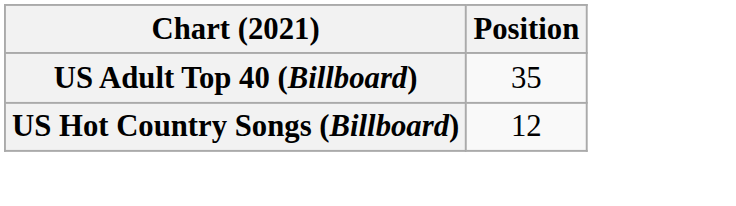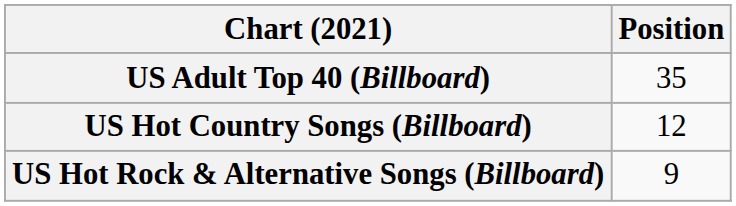+ row: (308, 175)
